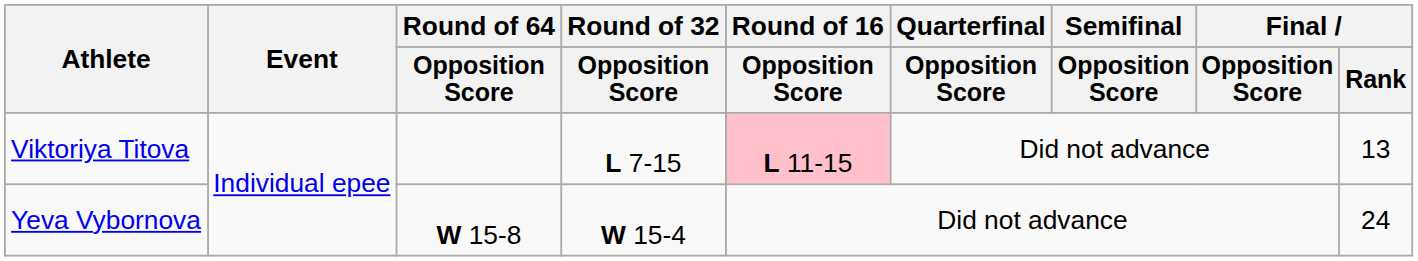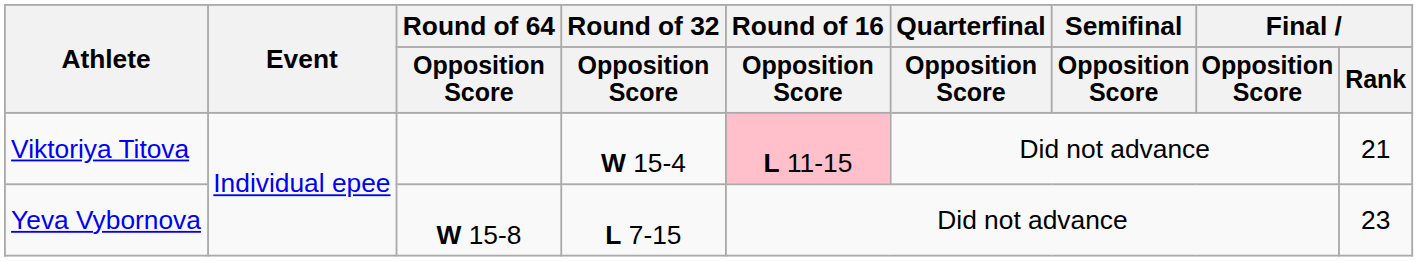(643, 164) L 7-15 -> (643, 164) W 15-4
(1376, 149) 13 -> (1376, 149) 21
(643, 235) W 15-4 -> (643, 235) L 7-15
(1376, 220) 24 -> (1376, 220) 23
